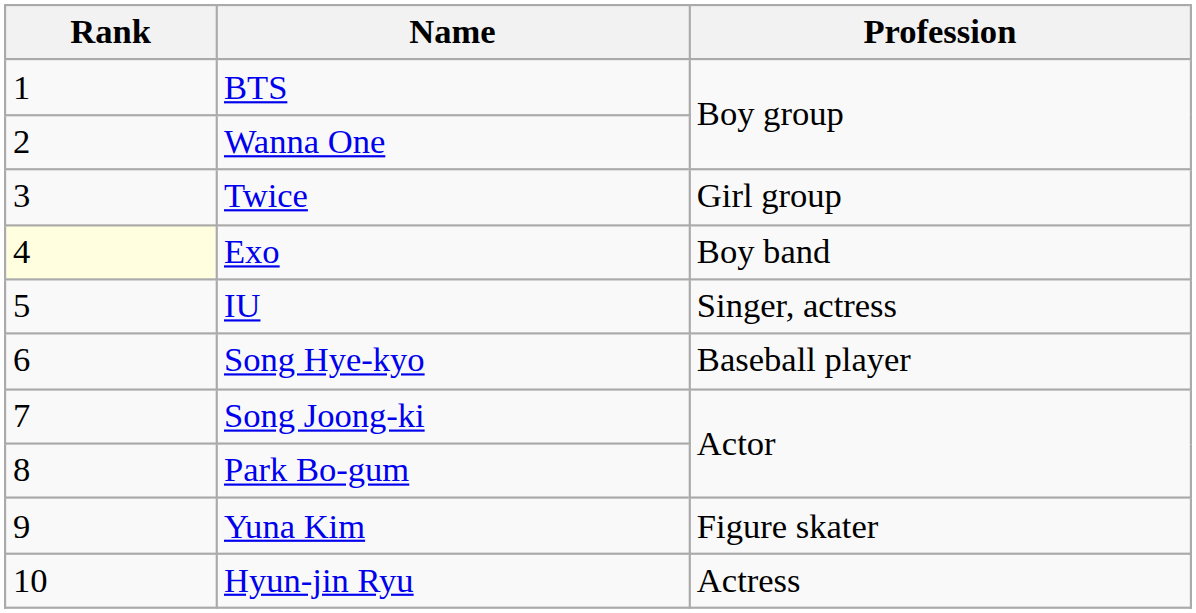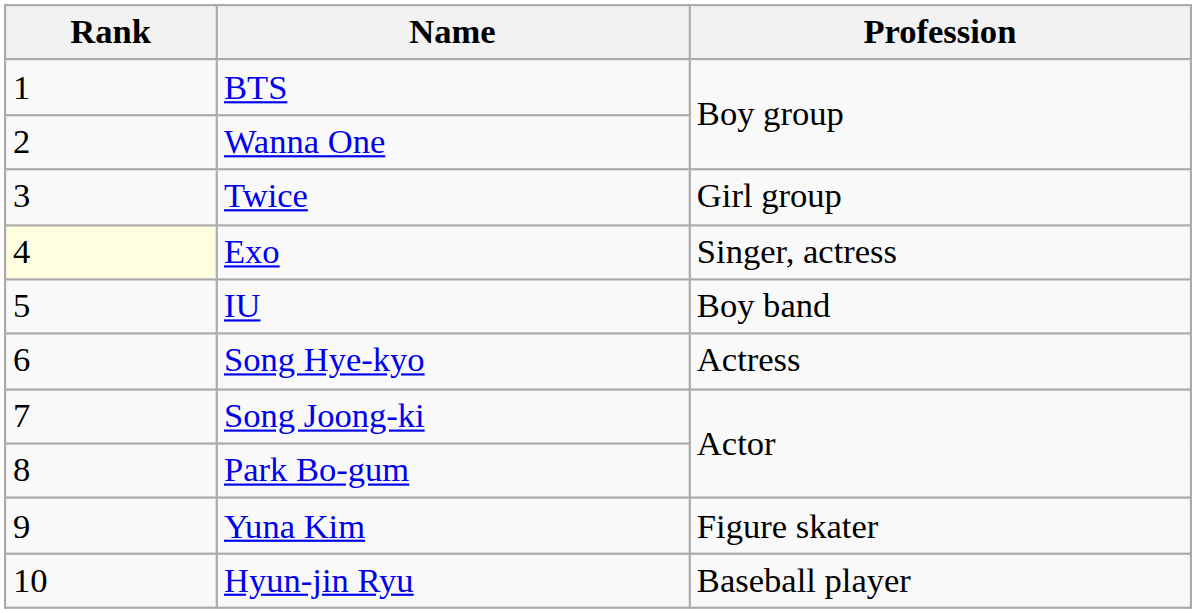(764, 251) Boy band -> (797, 251) Singer, actress
(797, 305) Singer, actress -> (764, 305) Boy band
(804, 360) Baseball player -> (749, 360) Actress
(749, 580) Actress -> (804, 580) Baseball player
